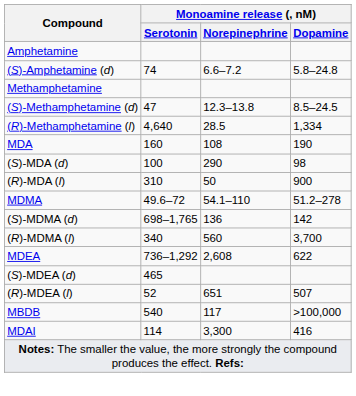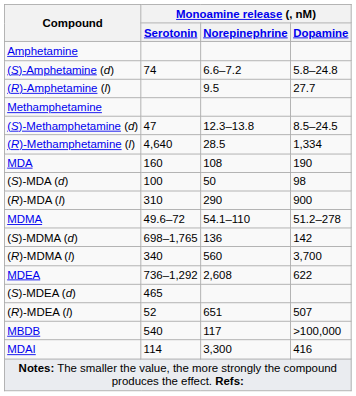+ row: (59, 88)
(213, 163) 290 -> (210, 182) 50
(210, 182) 50 -> (213, 200) 290
